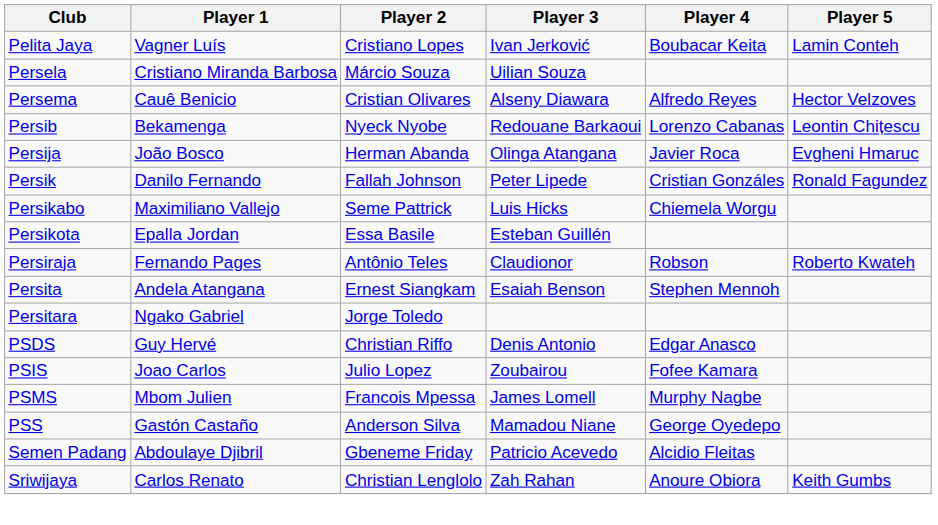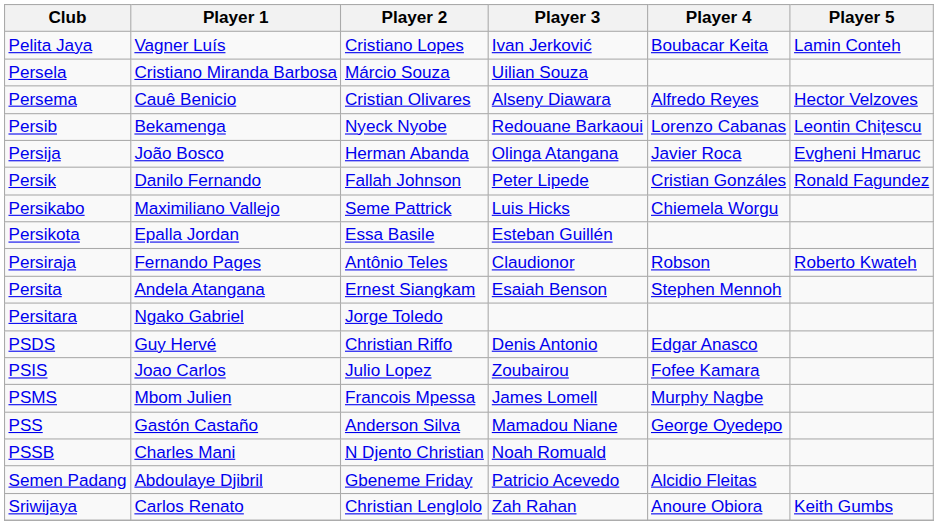+ row: (31, 452)
